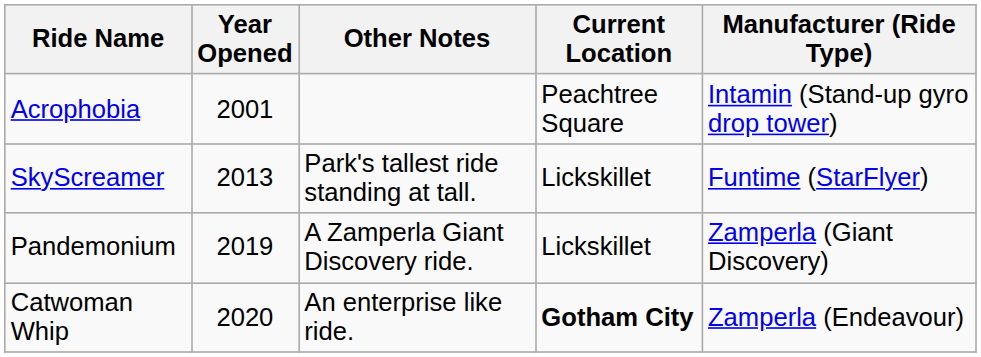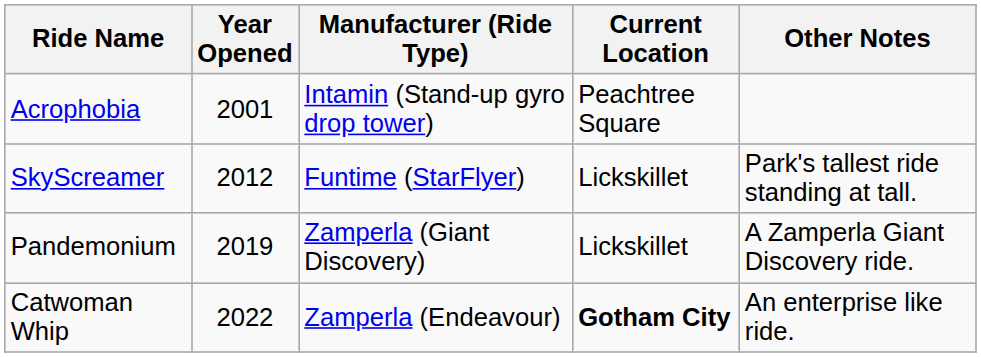columns swapped: (839, 39) <-> (417, 39)
(245, 178) 2013 -> (245, 178) 2012
(245, 316) 2020 -> (245, 316) 2022
